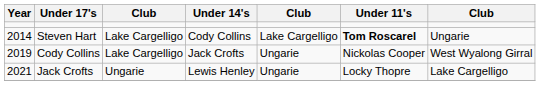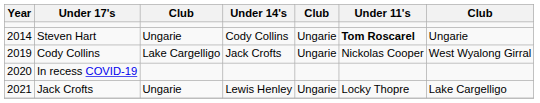(144, 36) Lake Cargelligo -> (162, 36) Ungarie
(299, 36) Lake Cargelligo -> (317, 36) Ungarie
+ row: (19, 71)
